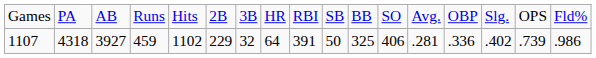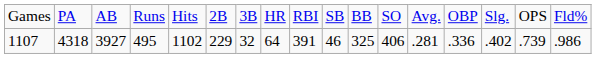(145, 41) 459 -> (145, 41) 495
(333, 41) 50 -> (333, 41) 46
